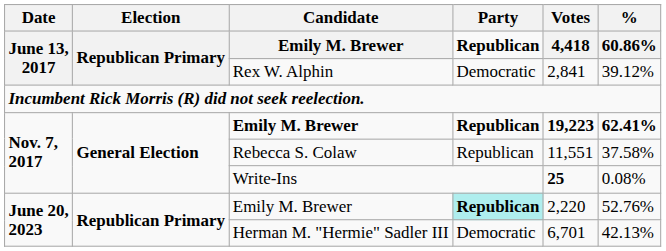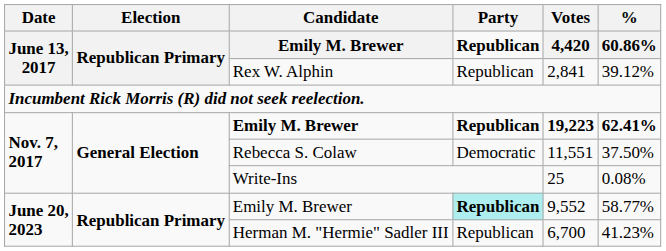(571, 44) 4,418 -> (571, 44) 4,420
(496, 71) Democratic -> (495, 71) Republican
(495, 152) Republican -> (496, 152) Democratic
(628, 152) 37.58% -> (628, 152) 37.50%
(556, 179) bold -> (556, 179) normal
(566, 206) 2,220 -> (566, 206) 9,552
(628, 206) 52.76% -> (628, 206) 58.77%
(496, 233) Democratic -> (495, 233) Republican
(566, 233) 6,701 -> (566, 233) 6,700
(628, 233) 42.13% -> (628, 233) 41.23%
